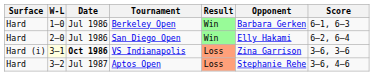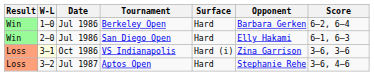columns swapped: (219, 11) <-> (26, 11)
(330, 24) 6–1, 6–3 -> (330, 24) 6–2, 6–4
(330, 38) 6–2, 6–4 -> (330, 38) 6–1, 6–3
(88, 51) bold -> (78, 51) normal
